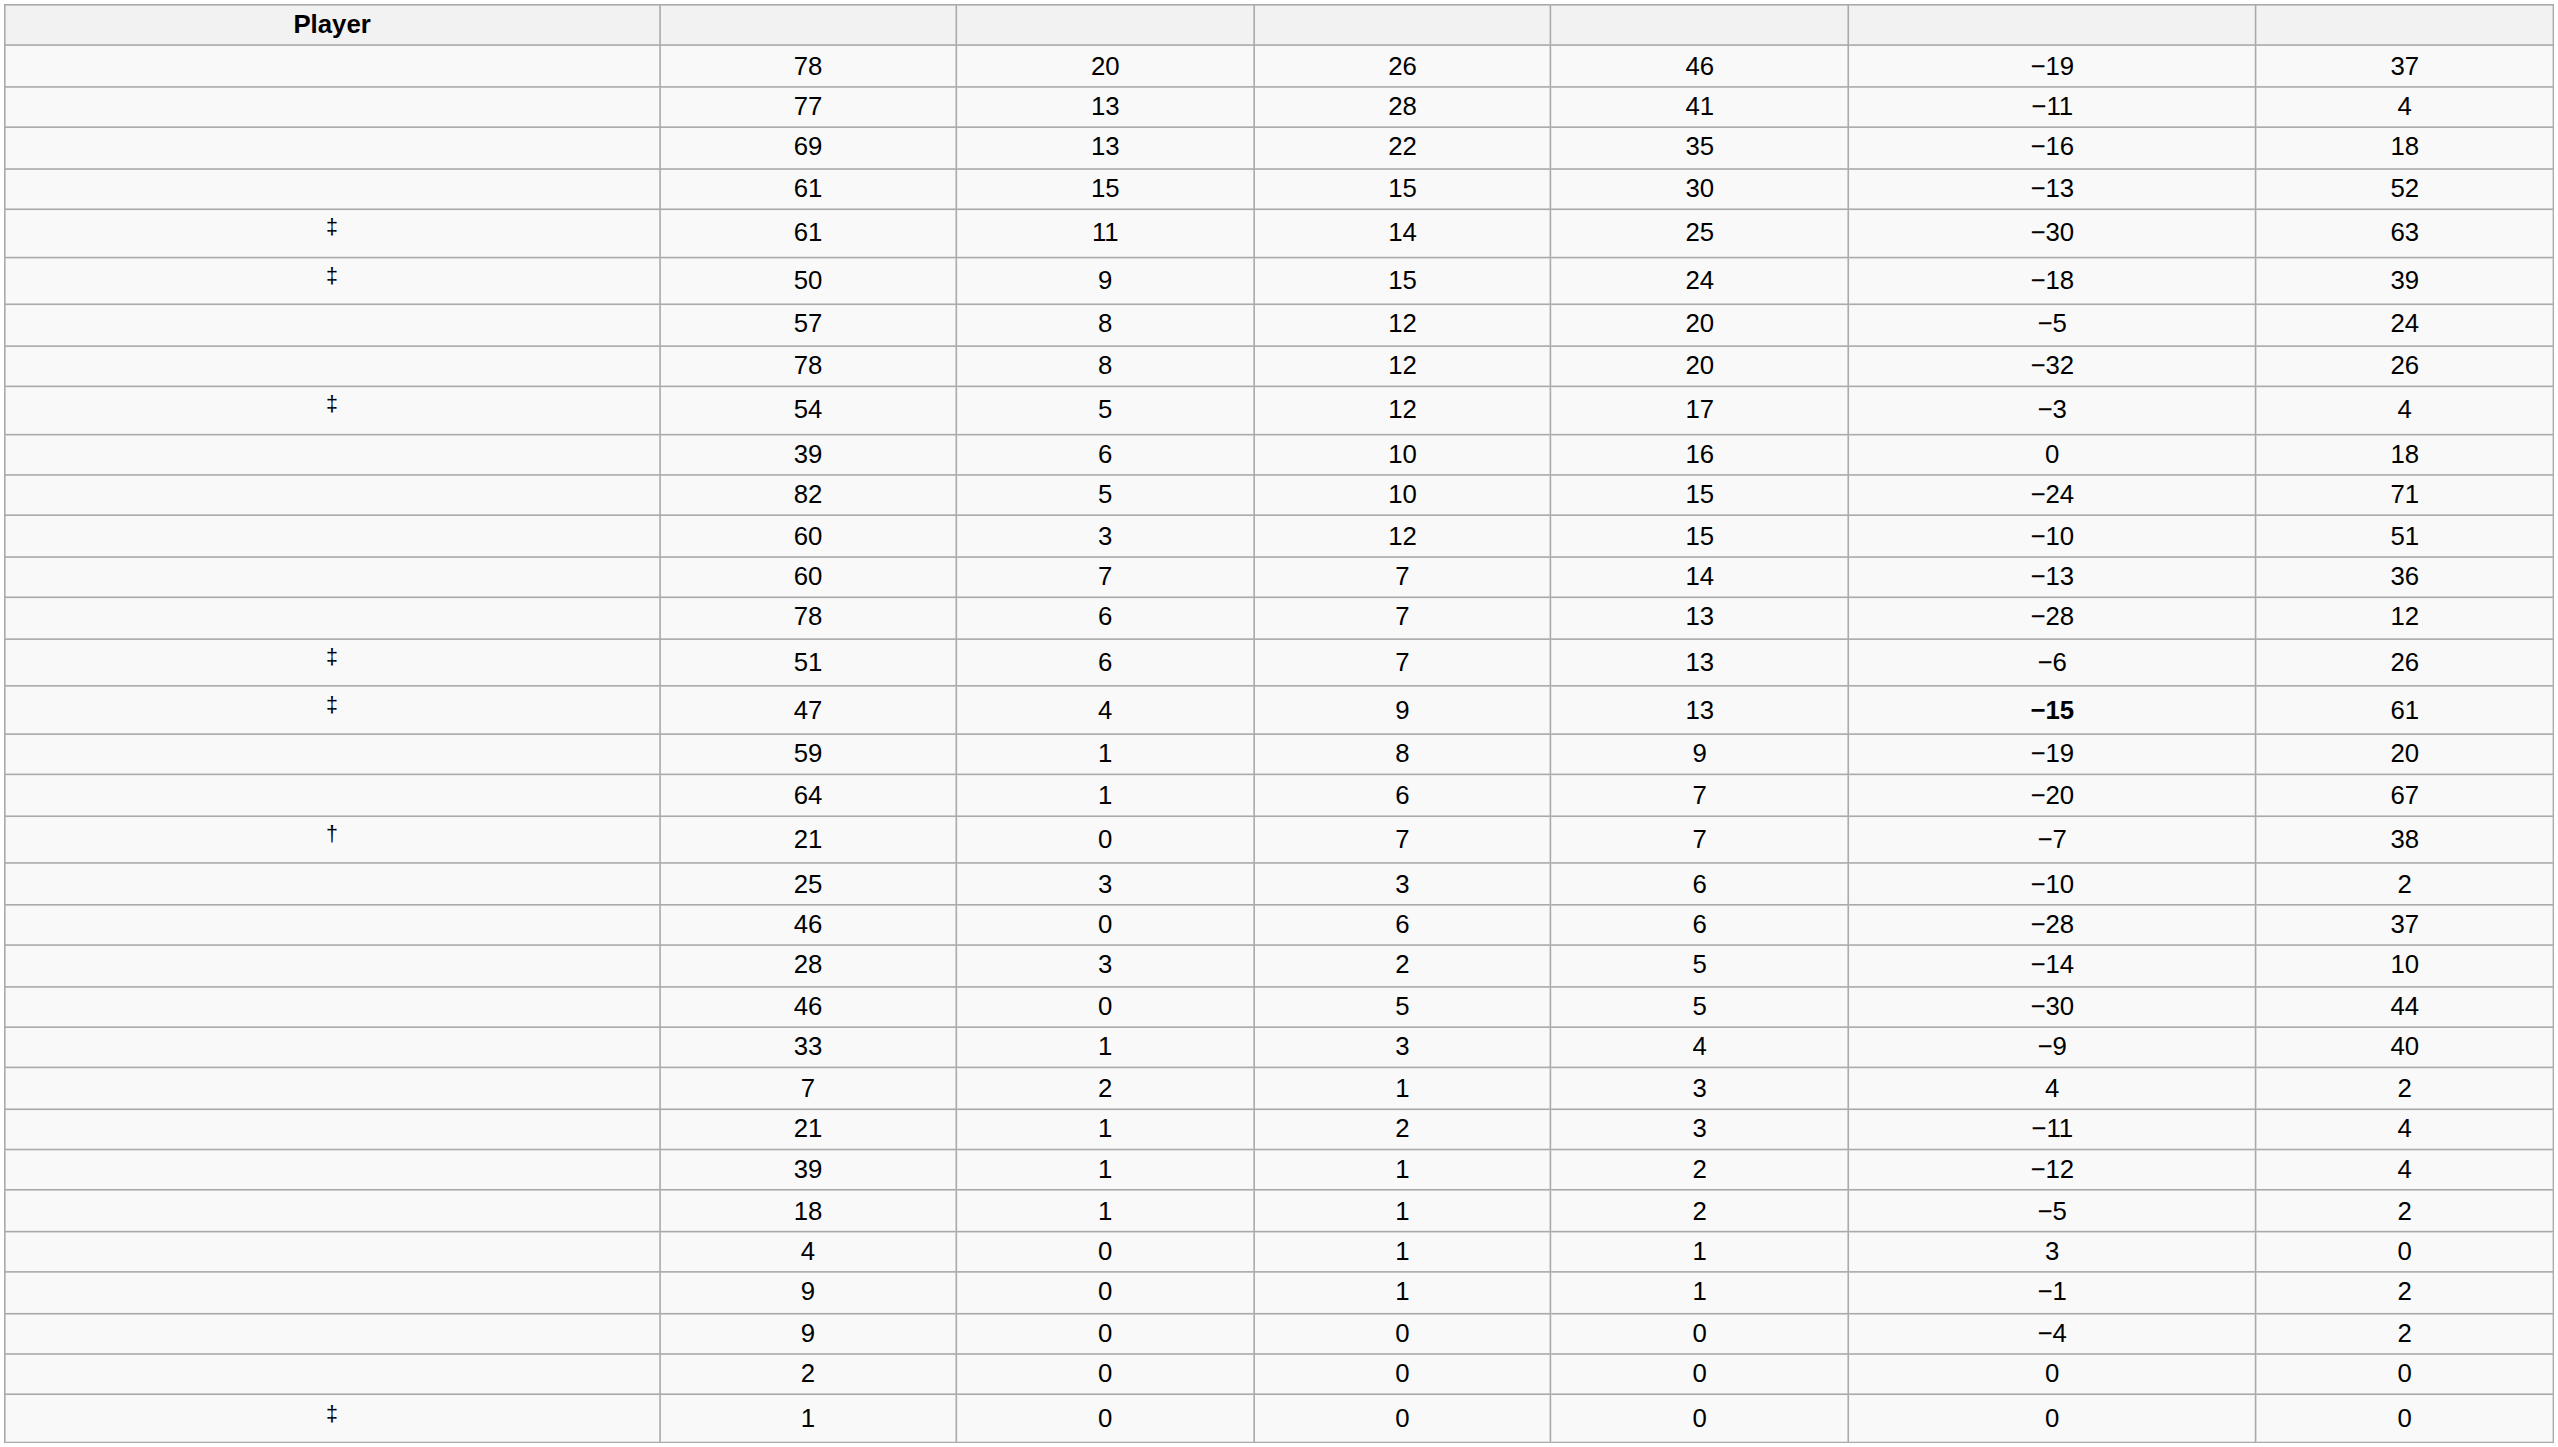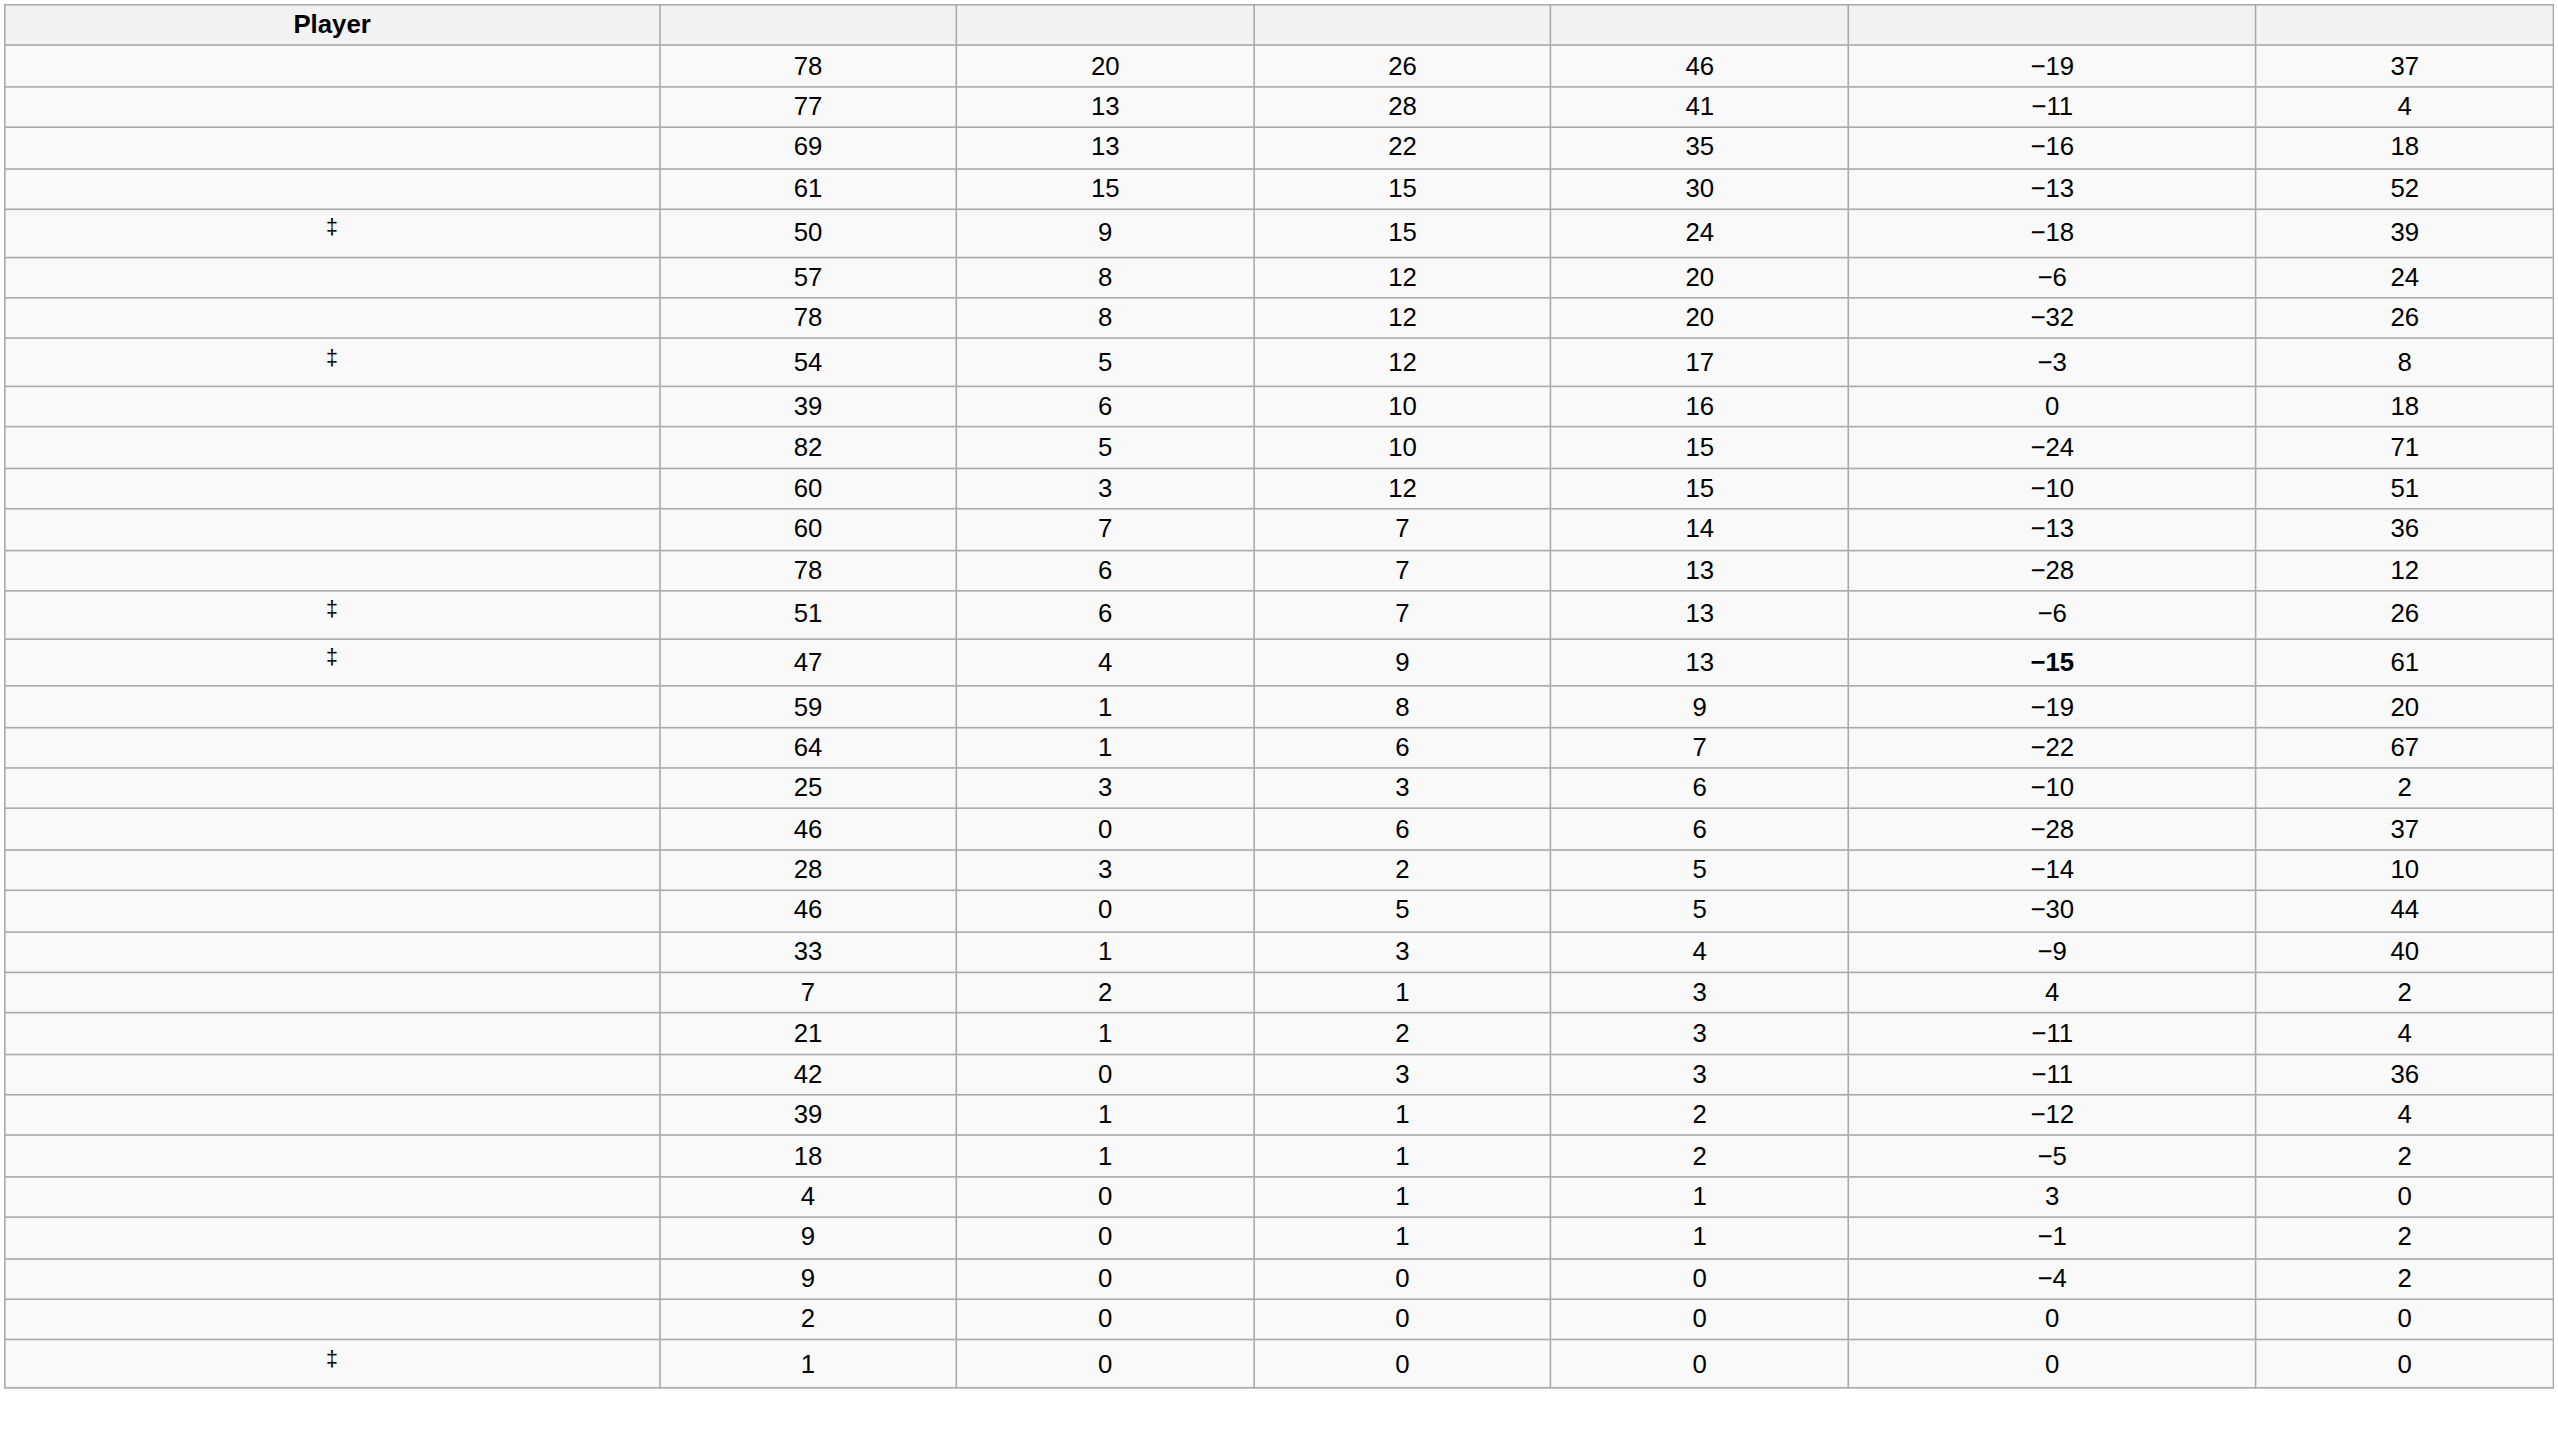- row: (808, 232)
(2052, 324) −5 -> (2052, 277) −6
(2405, 410) 4 -> (2405, 362) 8
(2052, 795) −20 -> (2052, 747) −22
- row: (808, 839)
+ row: (808, 1074)
